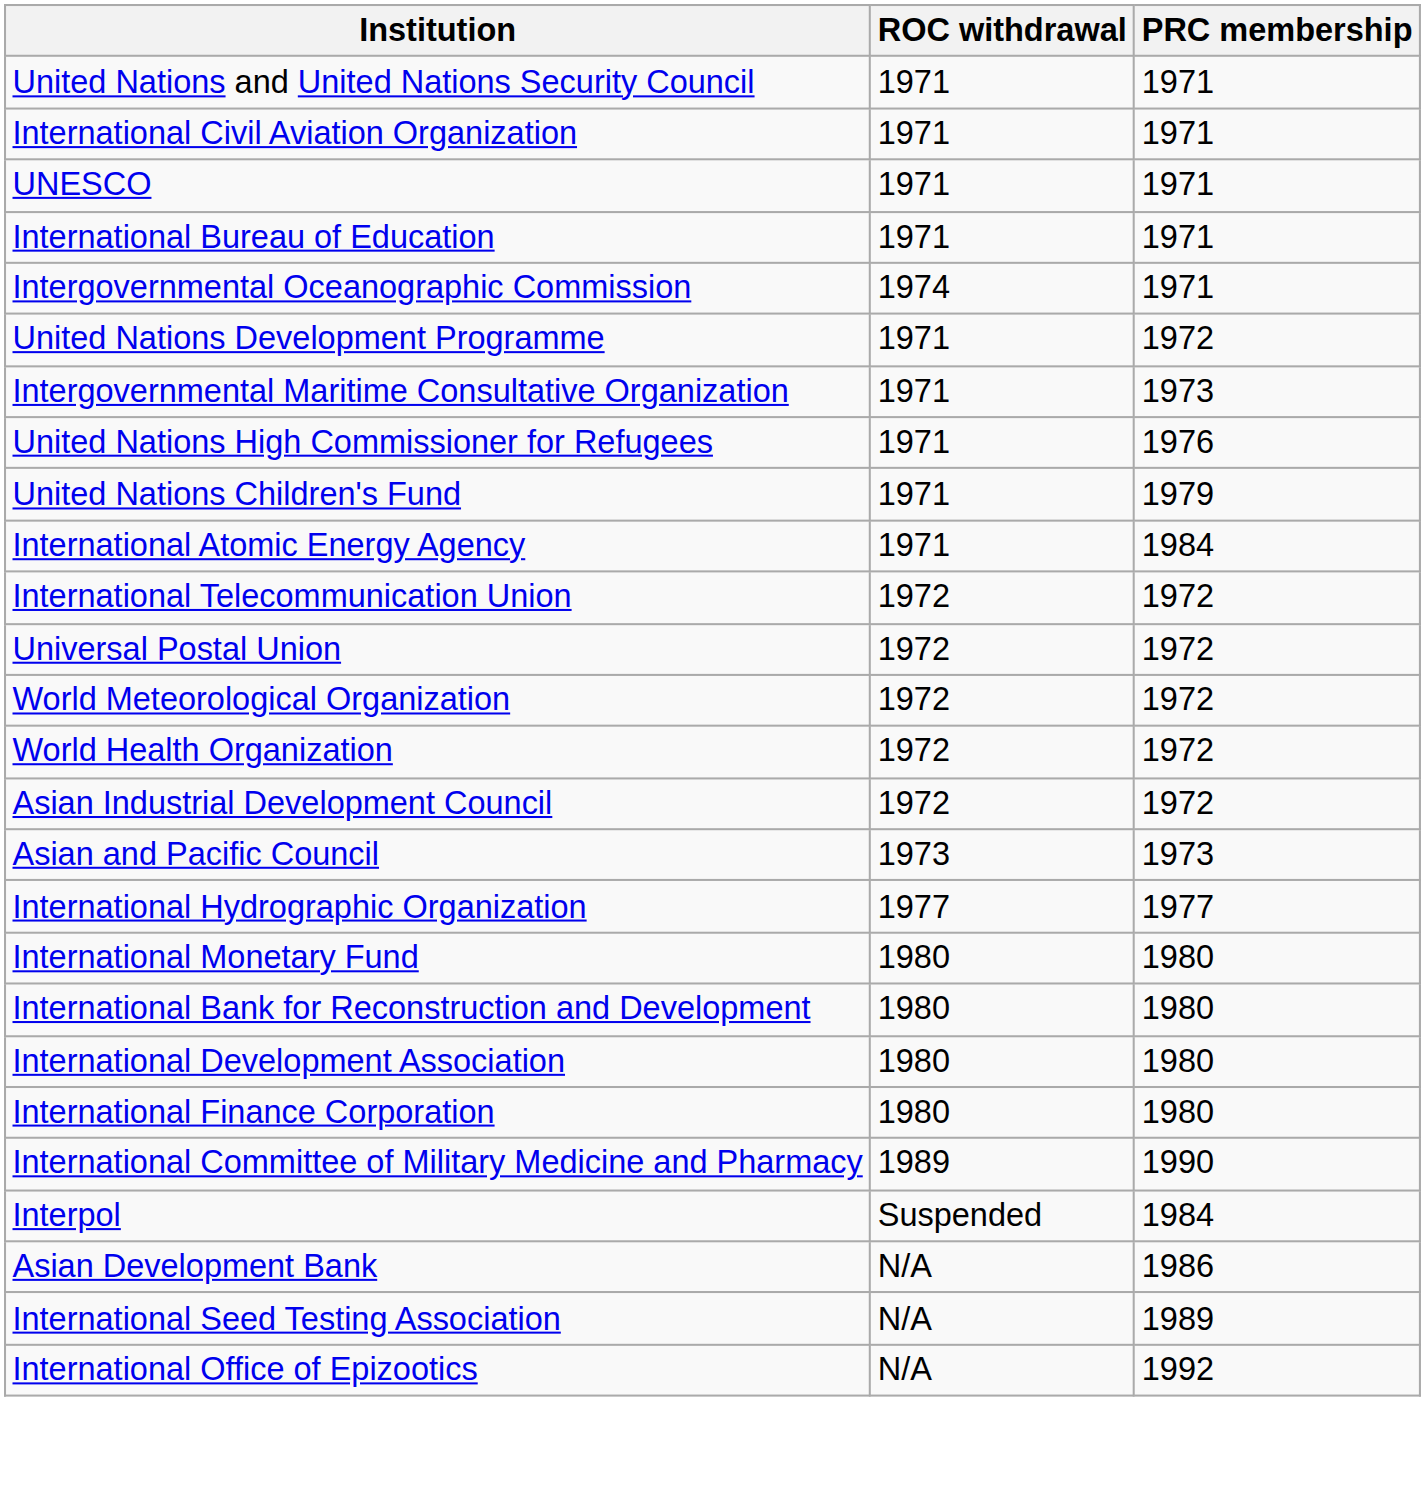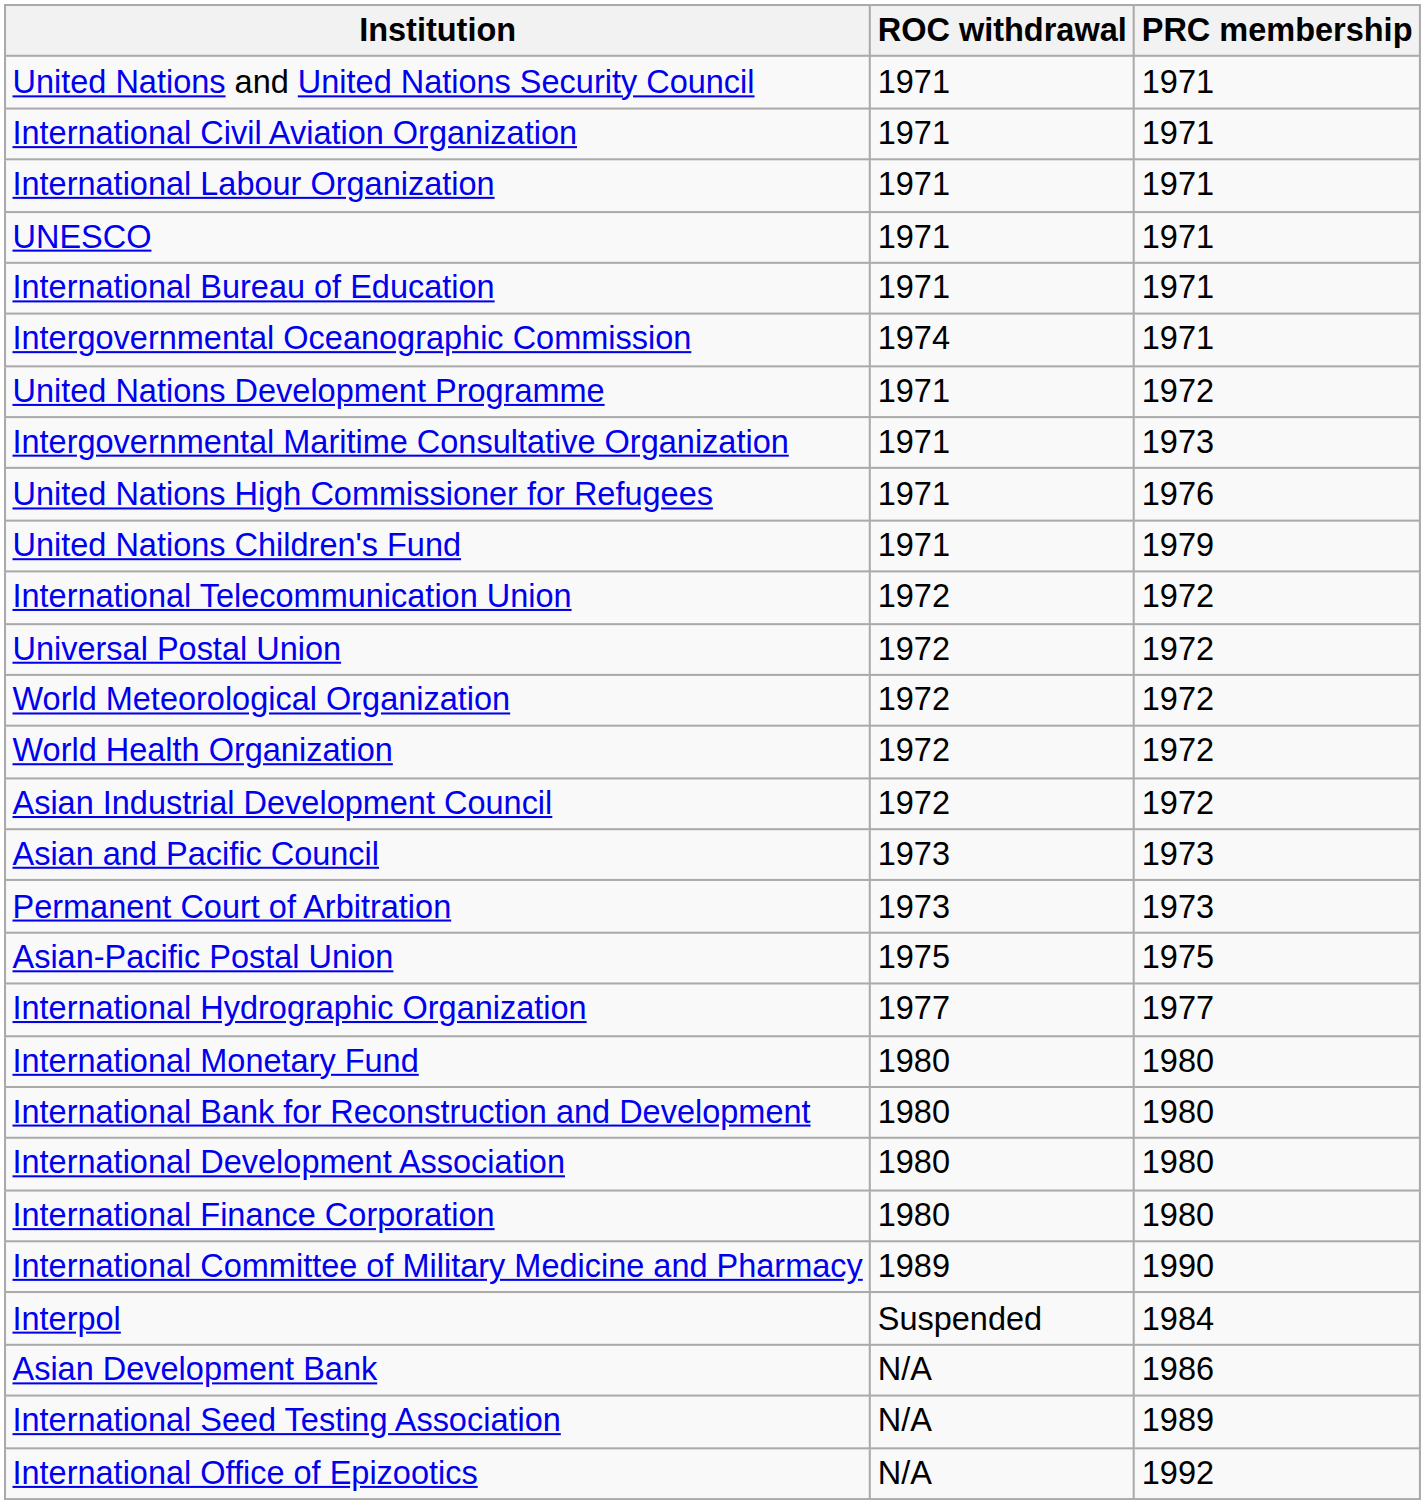+ row: (254, 184)
- row: (269, 545)
+ row: (232, 905)
+ row: (203, 957)
